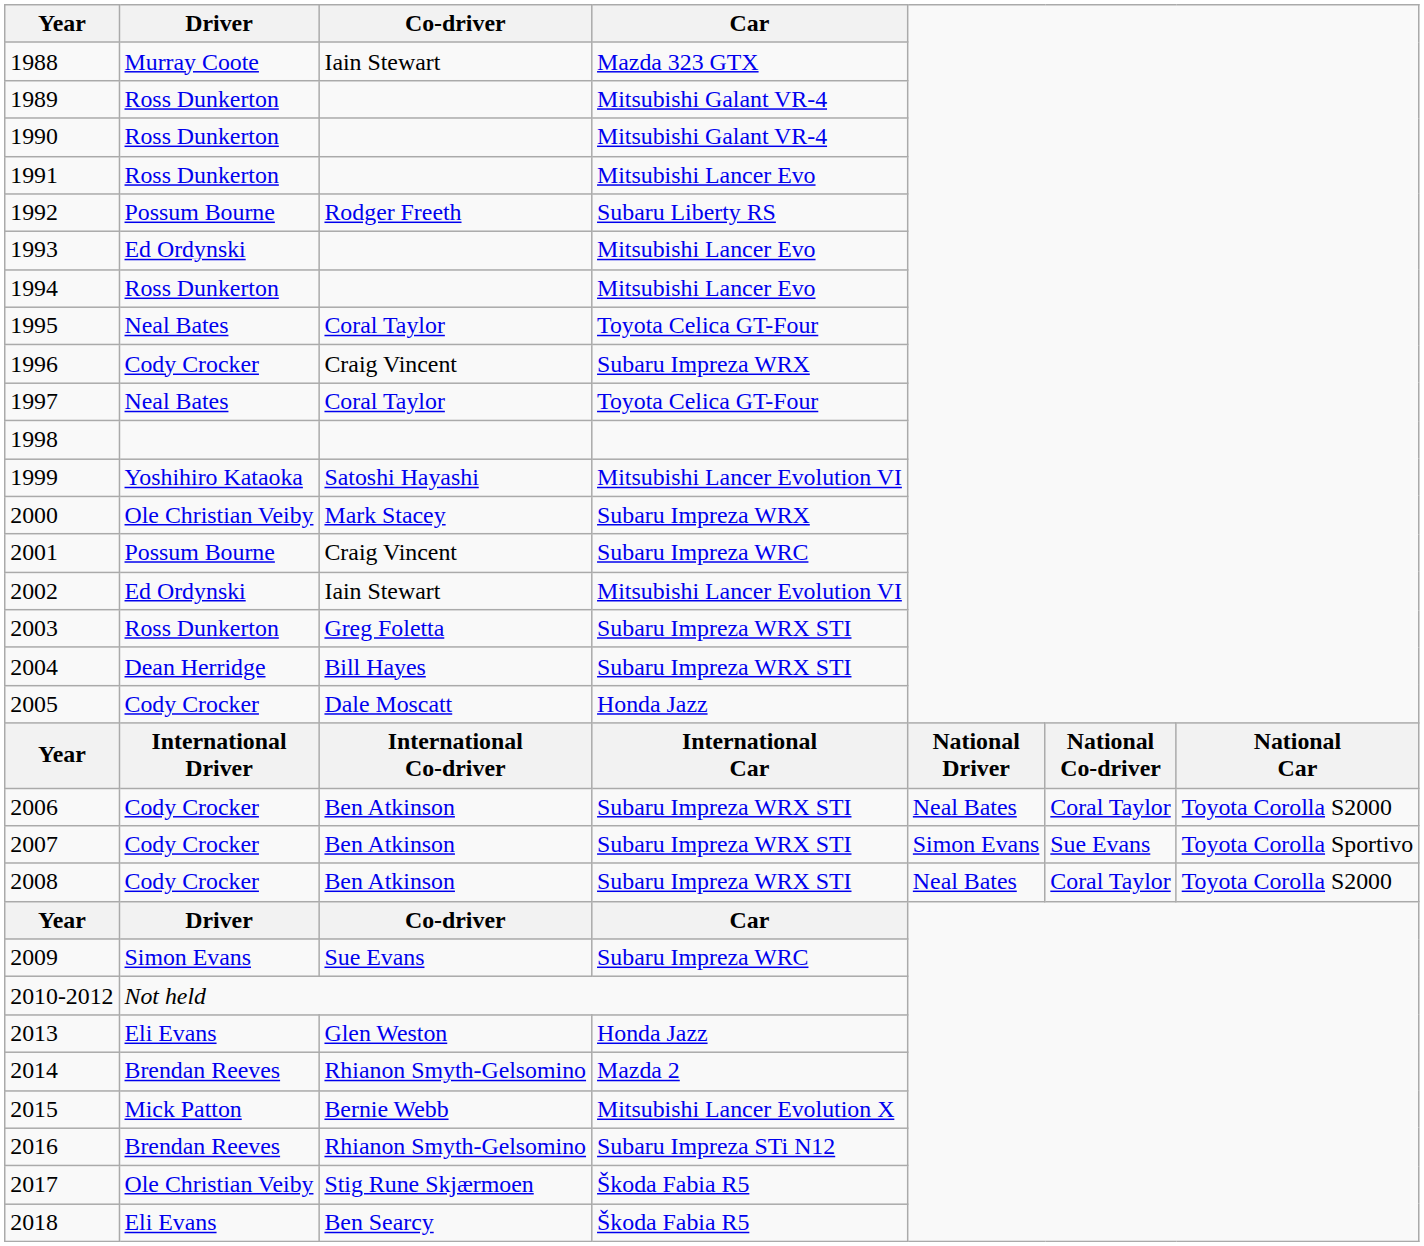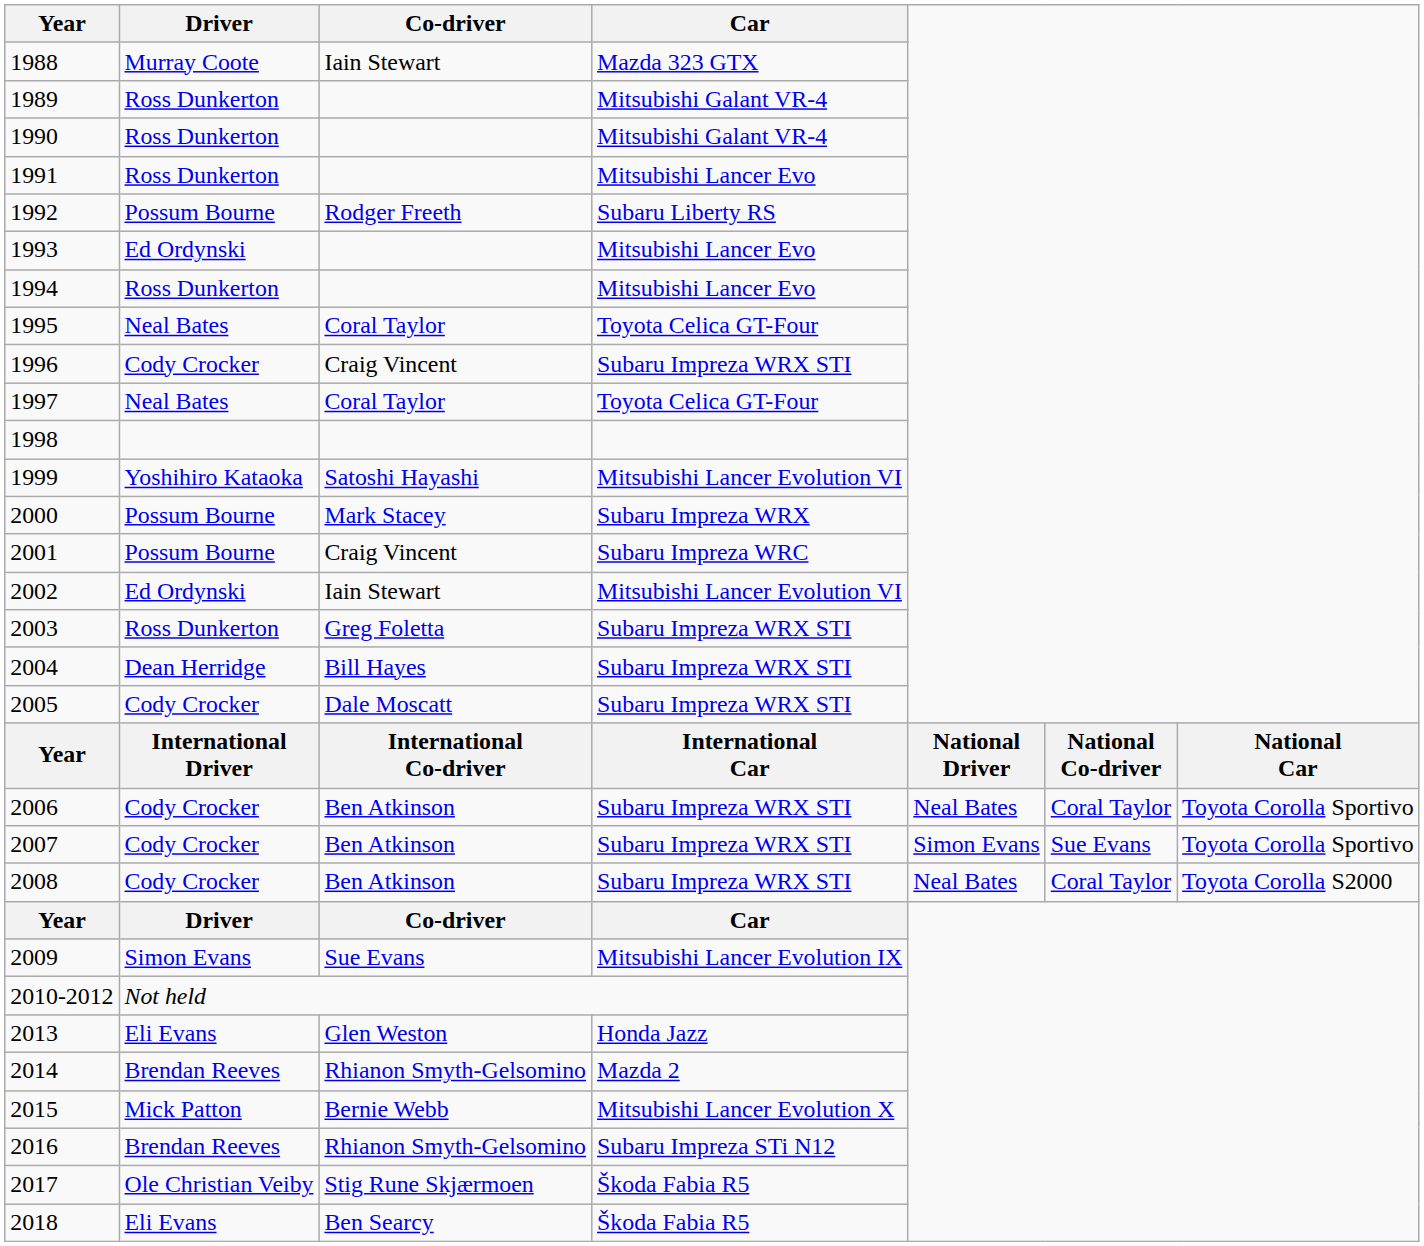(703, 363) Subaru Impreza WRX -> (724, 363) Subaru Impreza WRX STI
(219, 514) Ole Christian Veiby -> (200, 514) Possum Bourne
(652, 703) Honda Jazz -> (724, 703) Subaru Impreza WRX STI
(1287, 806) Toyota Corolla S2000 -> (1298, 806) Toyota Corolla Sportivo
(703, 957) Subaru Impreza WRC -> (750, 957) Mitsubishi Lancer Evolution IX
